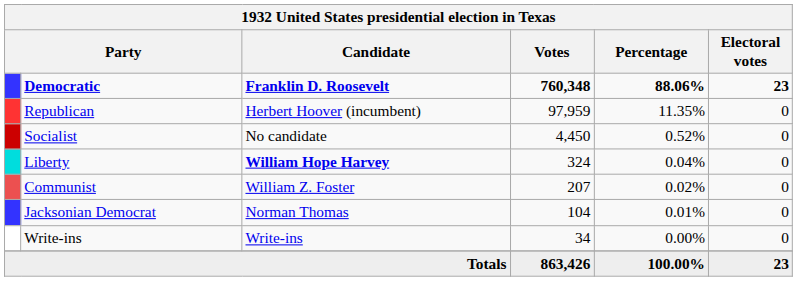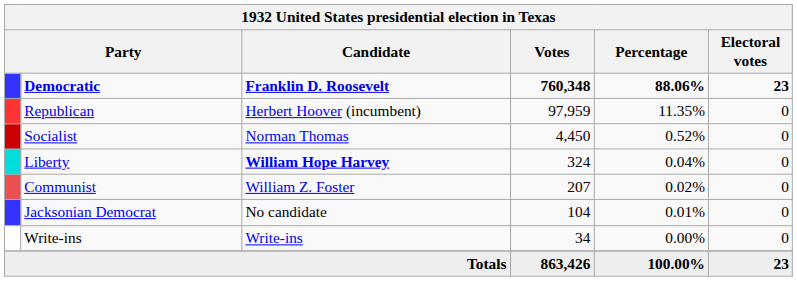(286, 136) No candidate -> (297, 136) Norman Thomas
(297, 212) Norman Thomas -> (286, 212) No candidate
